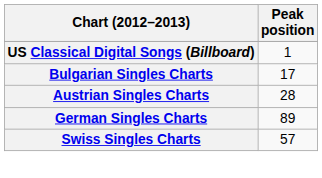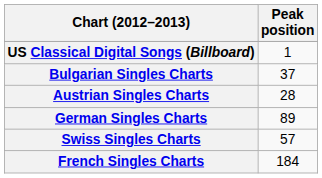(288, 74) 17 -> (288, 74) 37
+ row: (131, 161)
